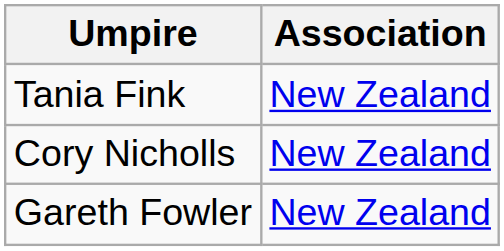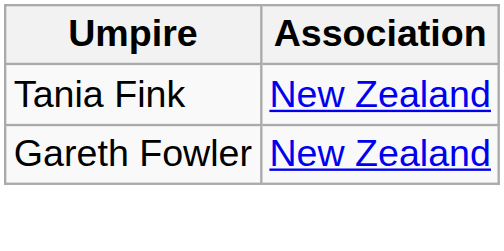- row: (125, 153)
